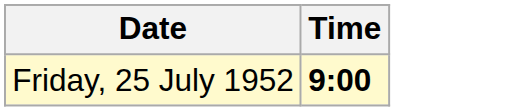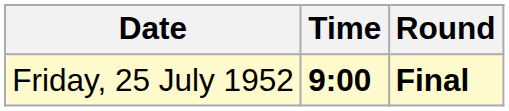+ column: (446, 29)
